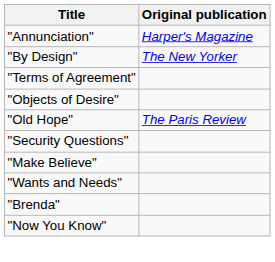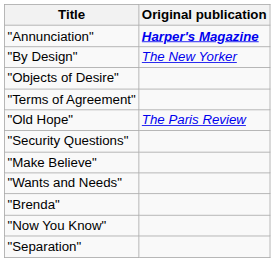(197, 36) normal -> (200, 36) bold
rows swapped: (72, 78) <-> (63, 99)
+ row: (44, 246)
